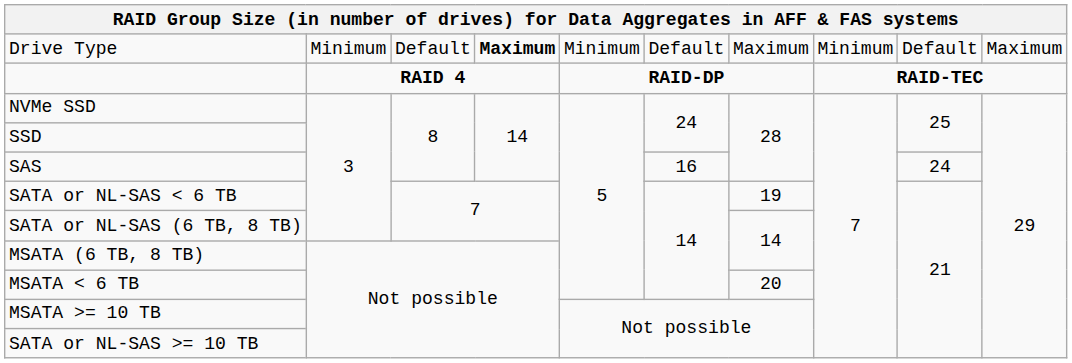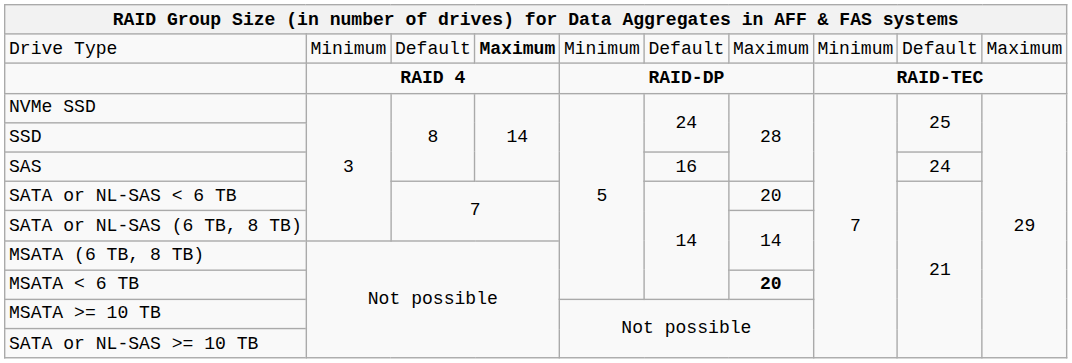(771, 196) 19 -> (771, 196) 20
(771, 284) normal -> (771, 284) bold
